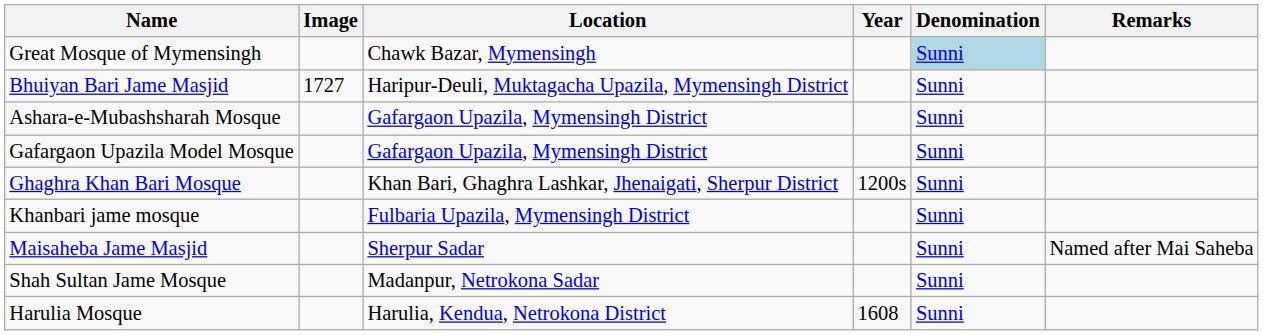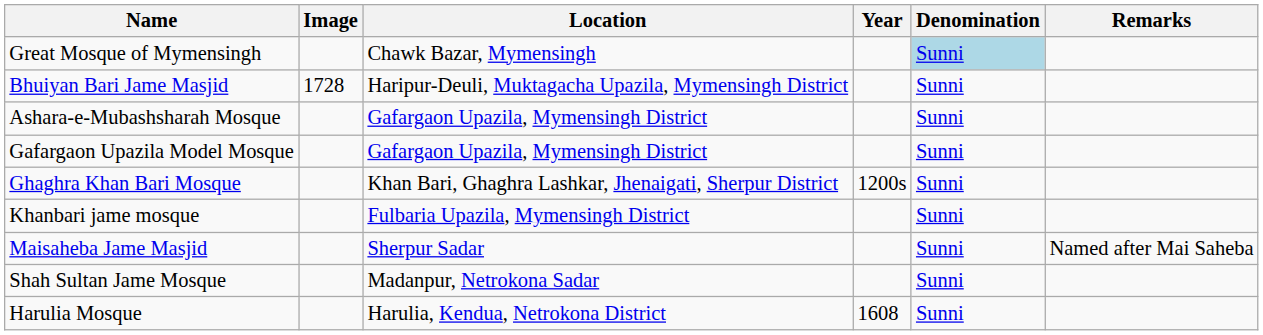(324, 85) 1727 -> (324, 85) 1728
